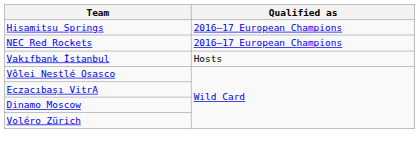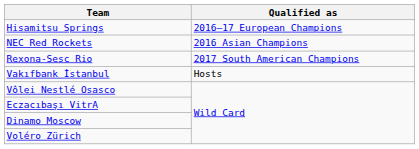(268, 43) 2016–17 European Champions -> (251, 43) 2016 Asian Champions
+ row: (49, 58)
